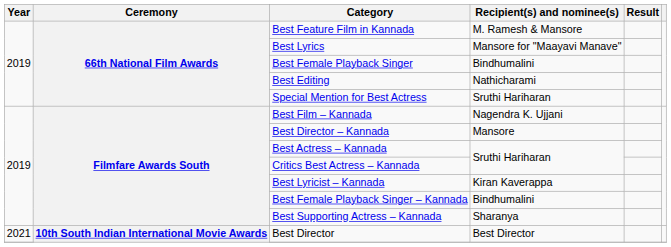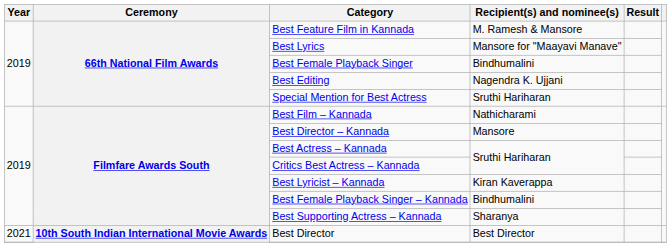(504, 81) Nathicharami -> (518, 81) Nagendra K. Ujjani
(518, 115) Nagendra K. Ujjani -> (504, 115) Nathicharami
